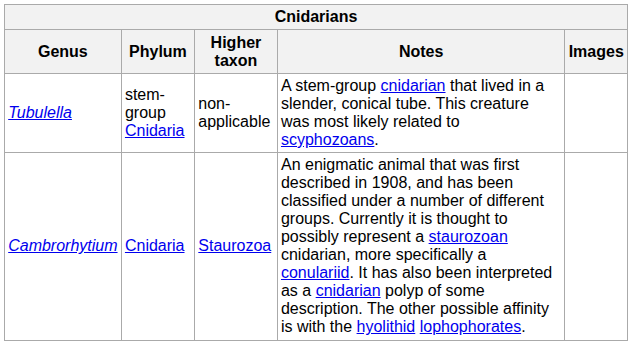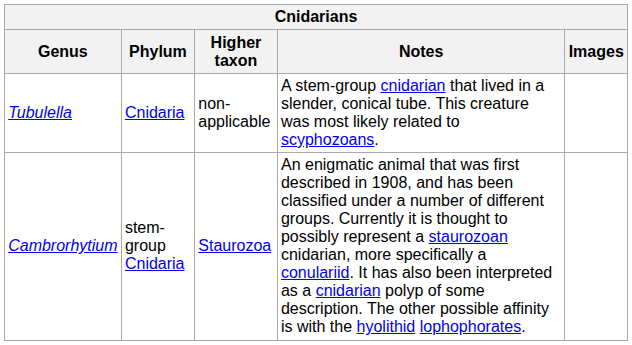(155, 112) stem-group Cnidaria -> (155, 112) Cnidaria
(155, 246) Cnidaria -> (155, 246) stem-group Cnidaria
